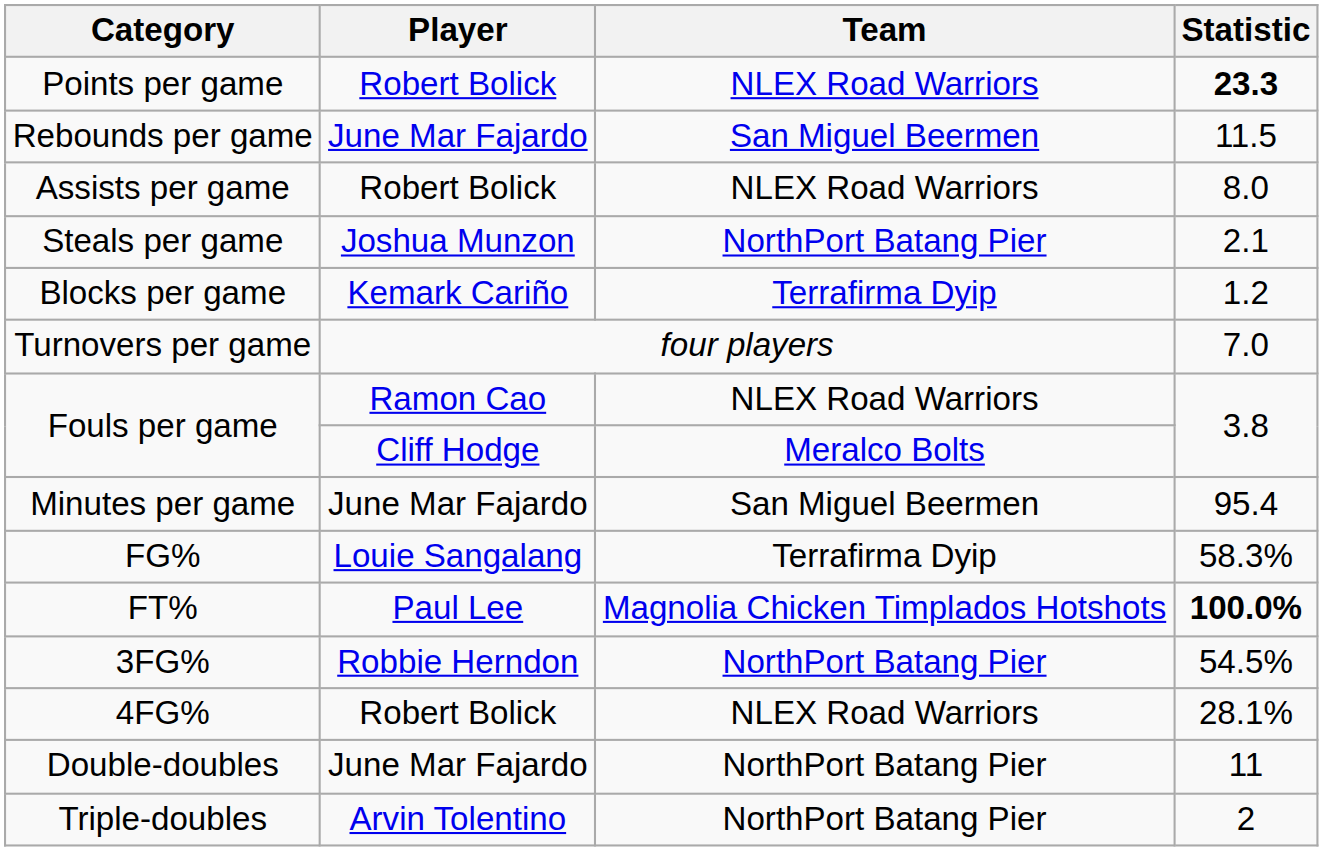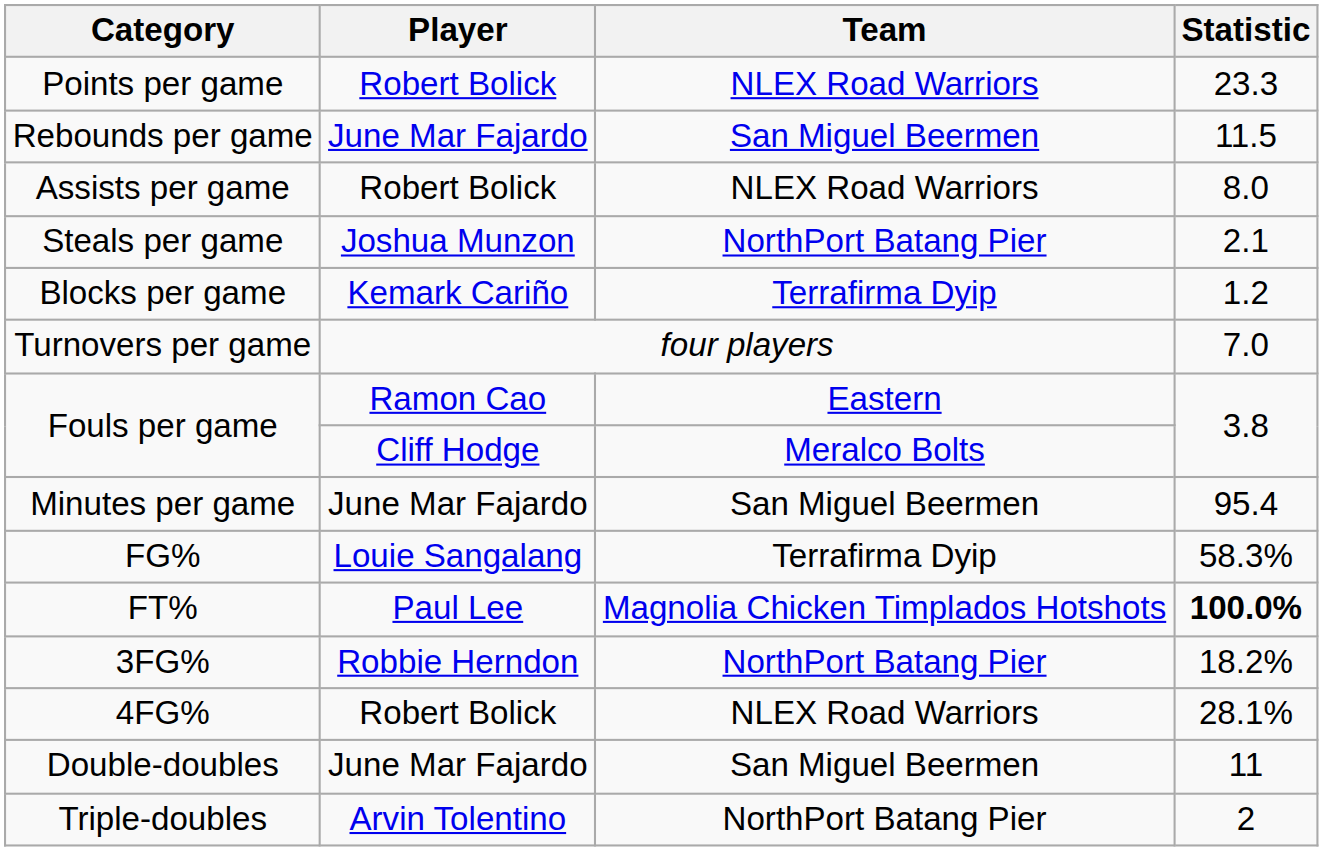(1246, 83) bold -> (1246, 83) normal
(885, 398) NLEX Road Warriors -> (885, 398) Eastern
(1246, 661) 54.5% -> (1246, 661) 18.2%
(885, 766) NorthPort Batang Pier -> (885, 766) San Miguel Beermen
